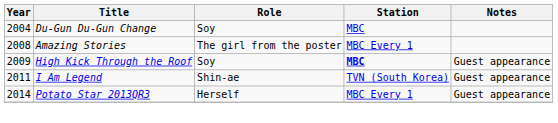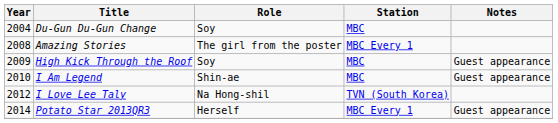(356, 61) bold -> (356, 61) normal
(19, 78) 2011 -> (19, 78) 2010
(398, 78) TVN (South Korea) -> (356, 78) MBC
+ row: (81, 94)
